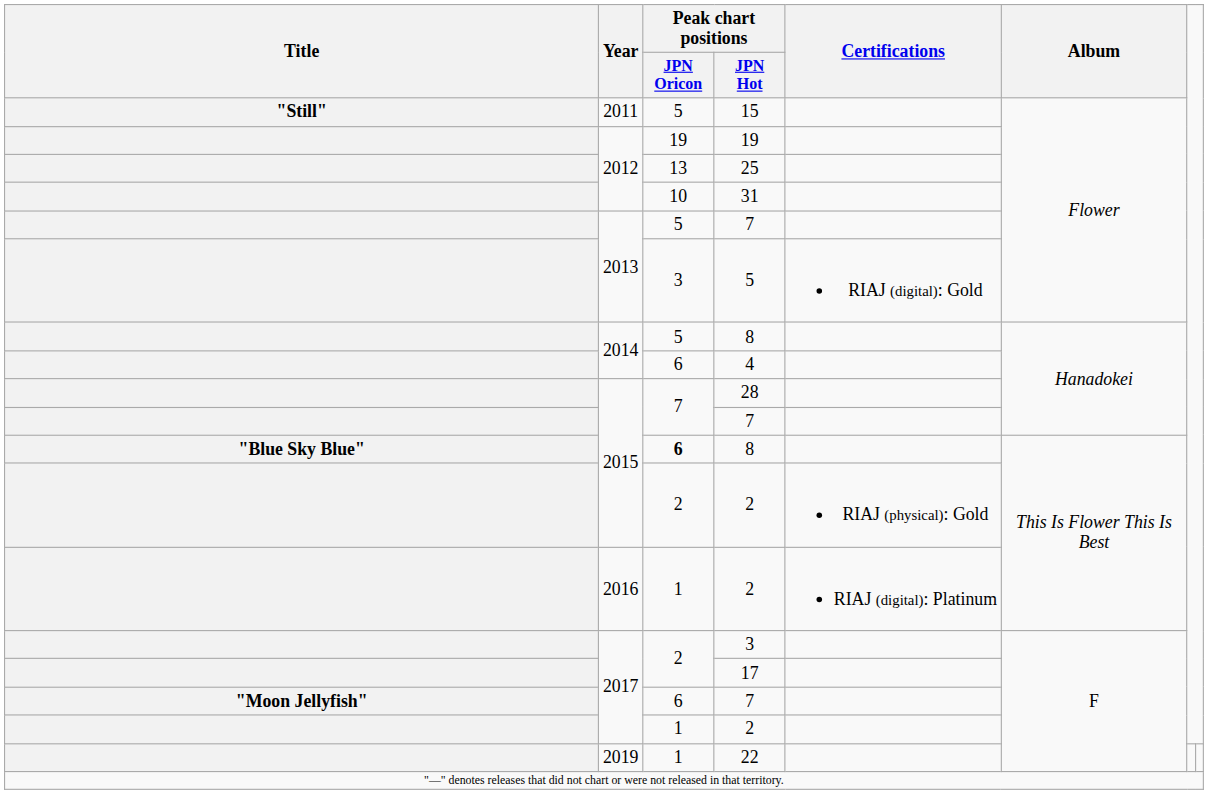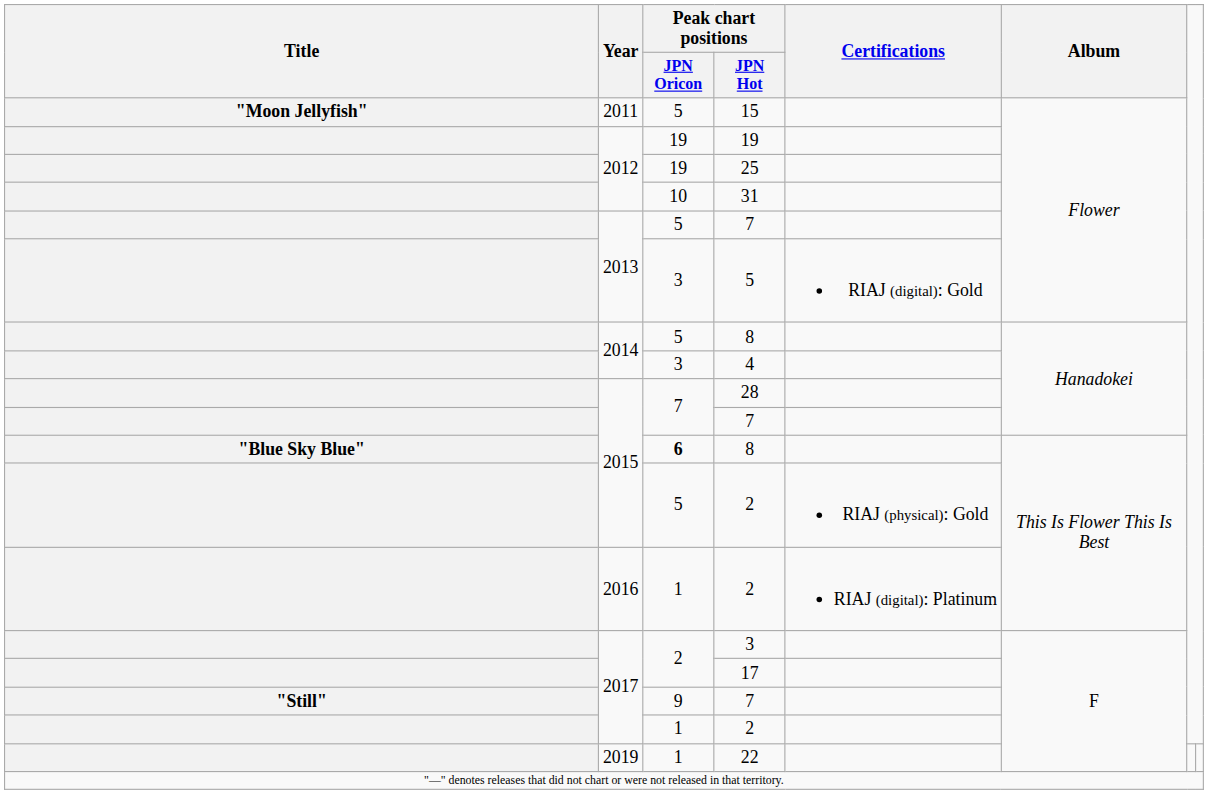(302, 111) "Still" -> (302, 111) "Moon Jellyfish"
(678, 168) 13 -> (678, 168) 19
(678, 364) 6 -> (678, 364) 3
(678, 505) 2 -> (678, 505) 5
(302, 700) "Moon Jellyfish" -> (302, 700) "Still"
(678, 700) 6 -> (678, 700) 9
